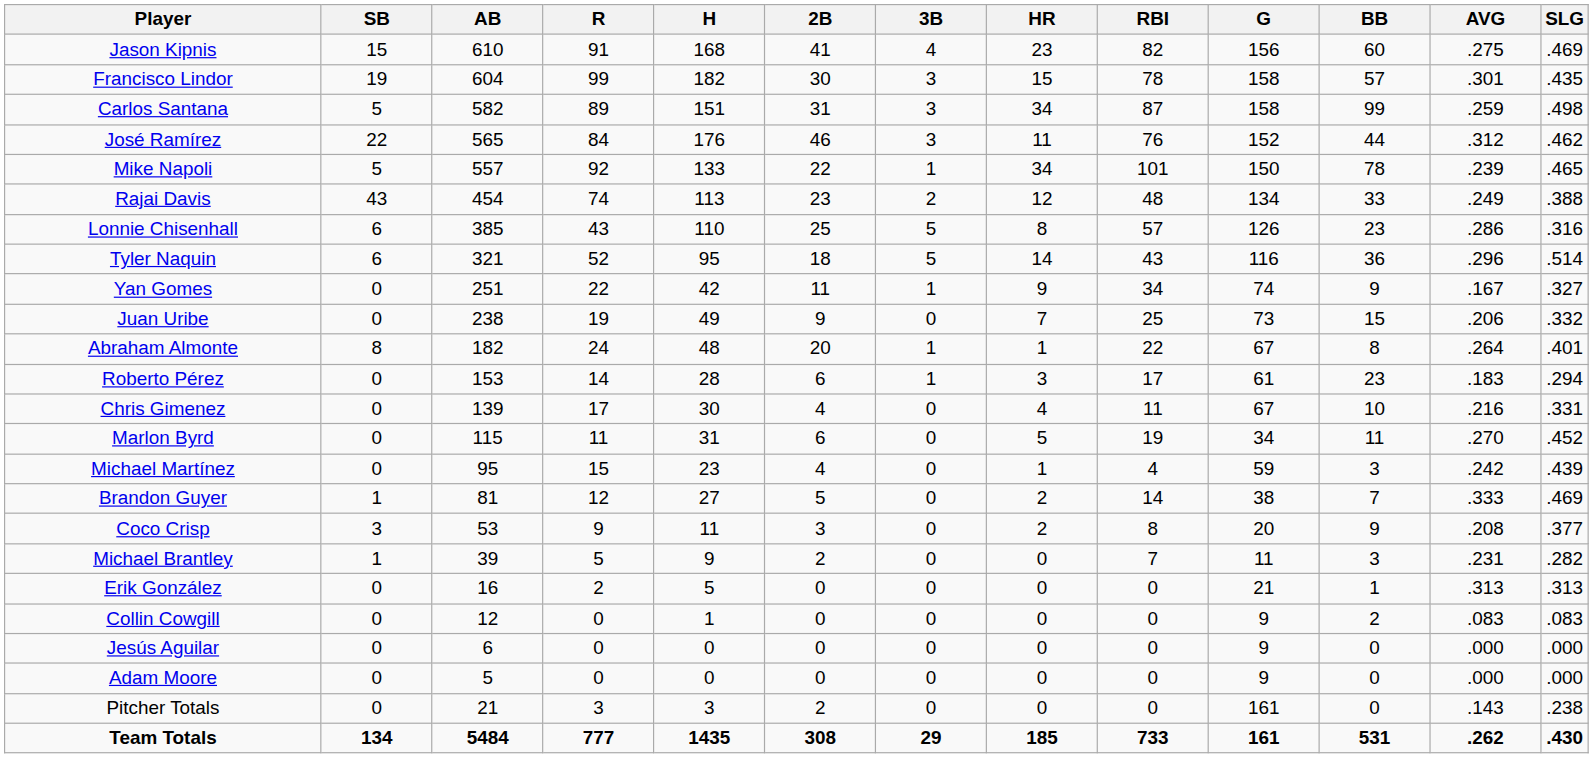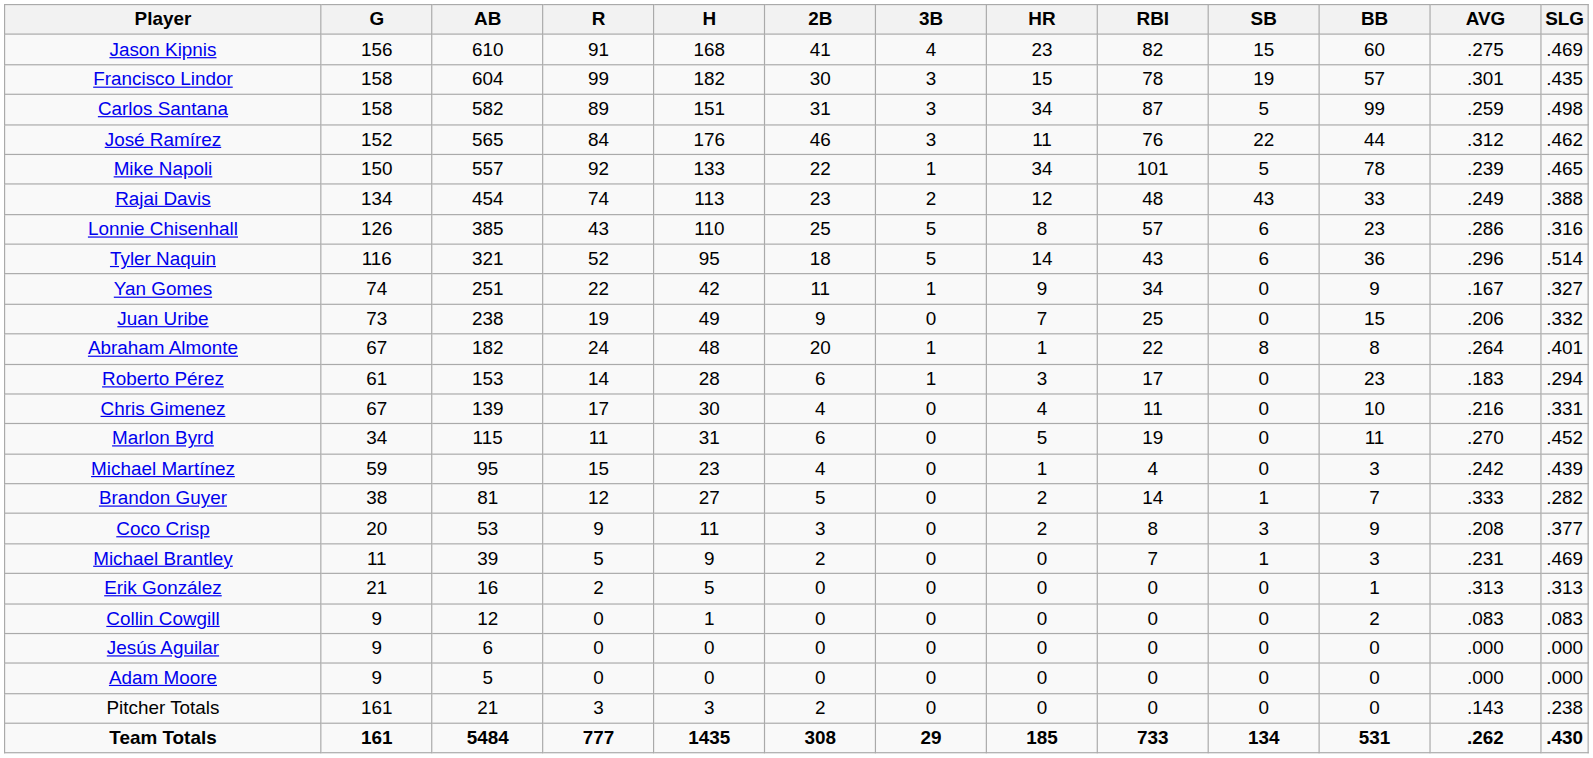columns swapped: (1264, 19) <-> (377, 19)
(1565, 498) .469 -> (1565, 498) .282
(1565, 558) .282 -> (1565, 558) .469
